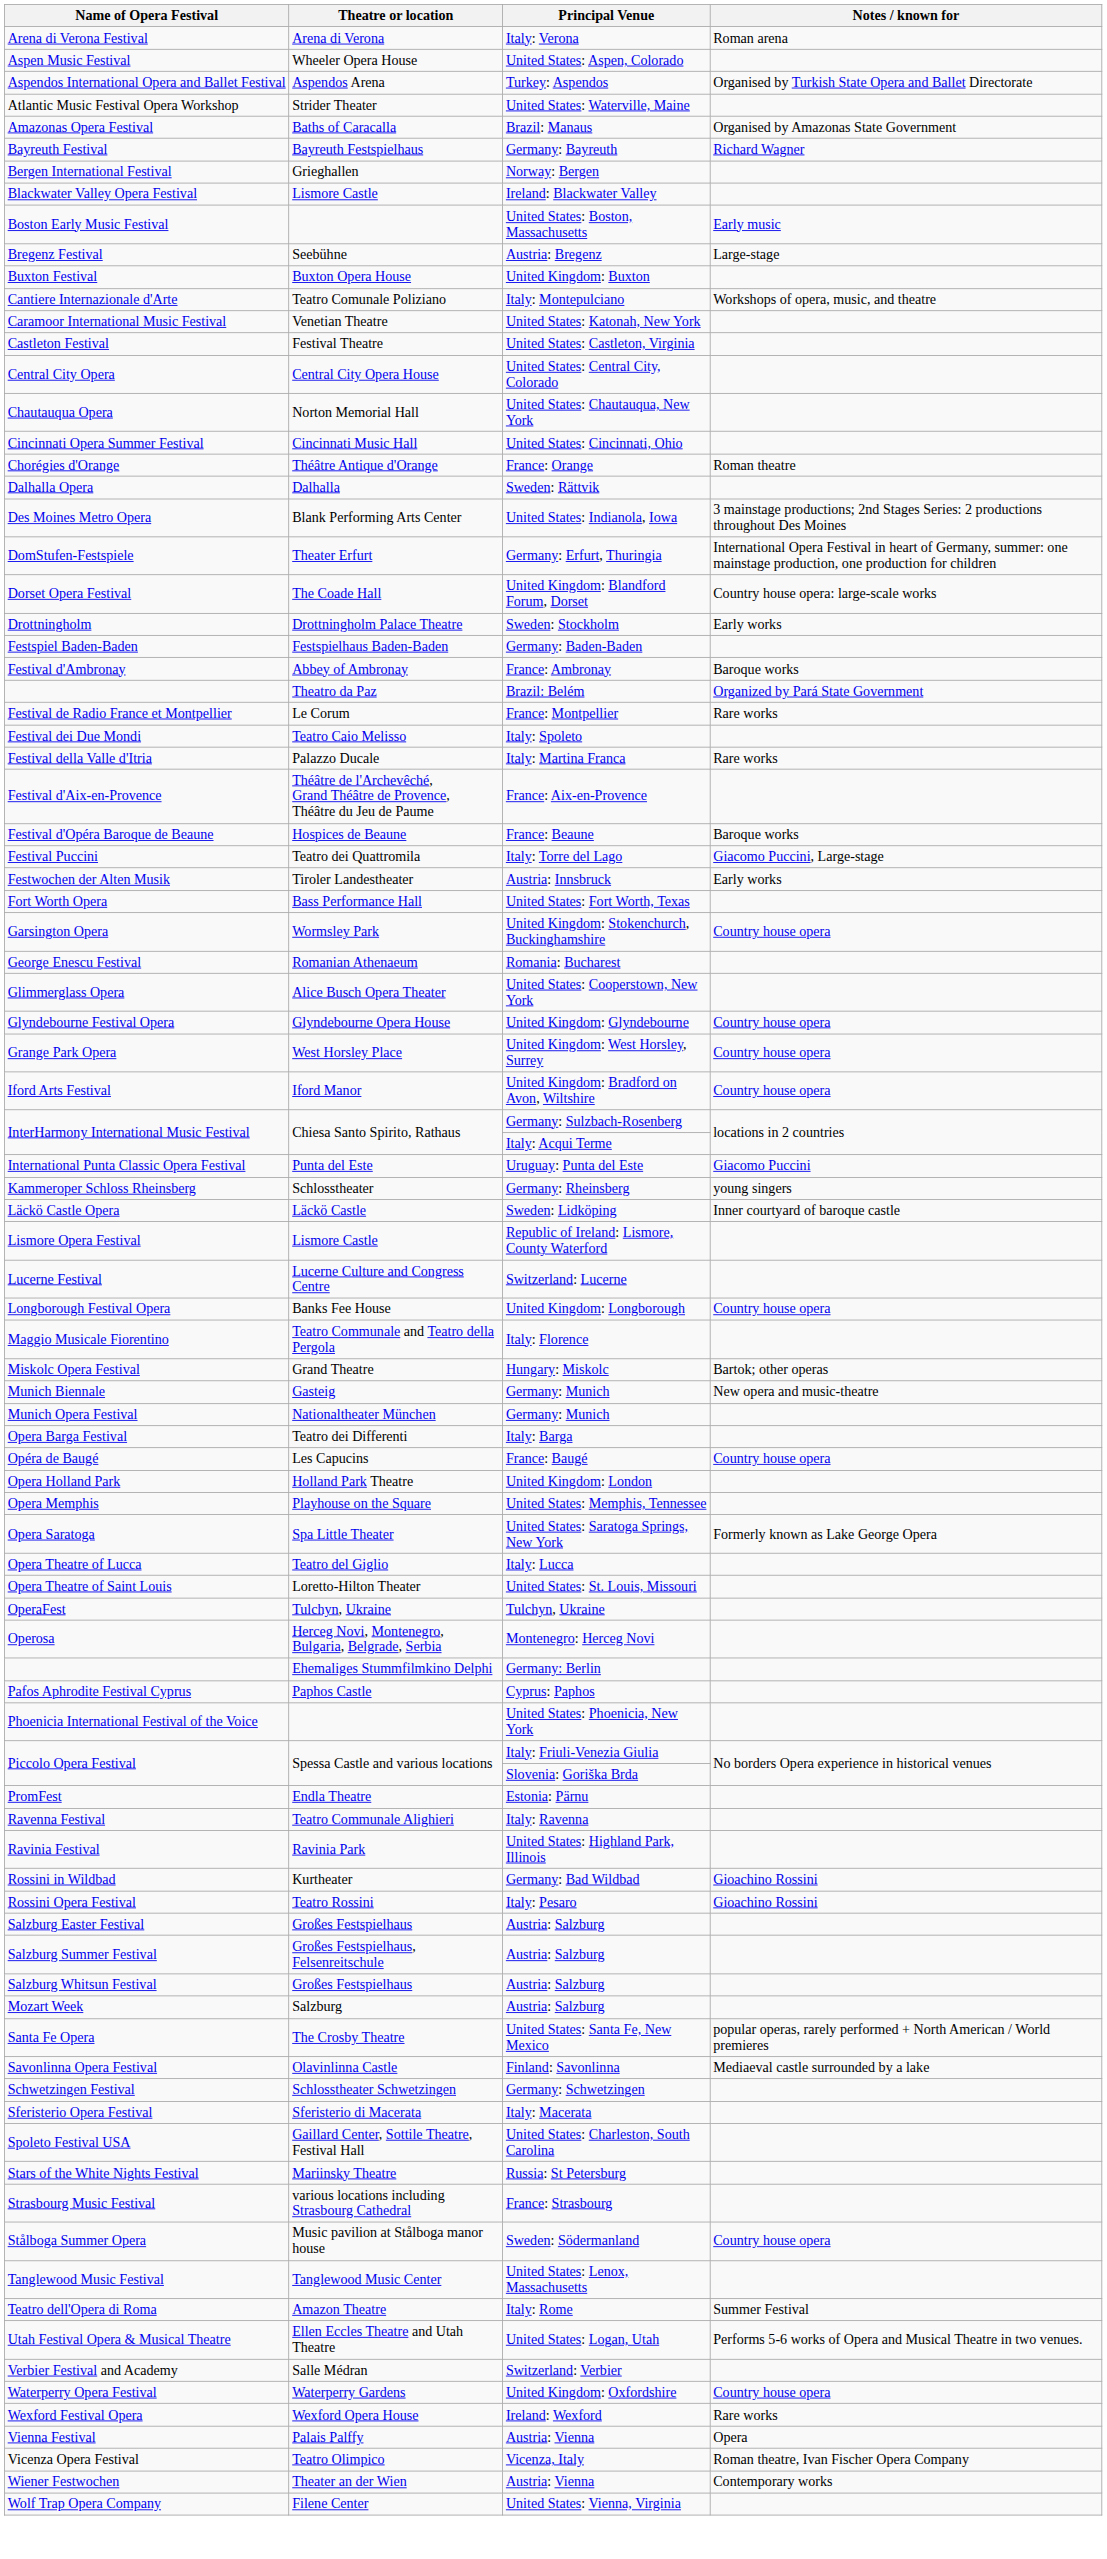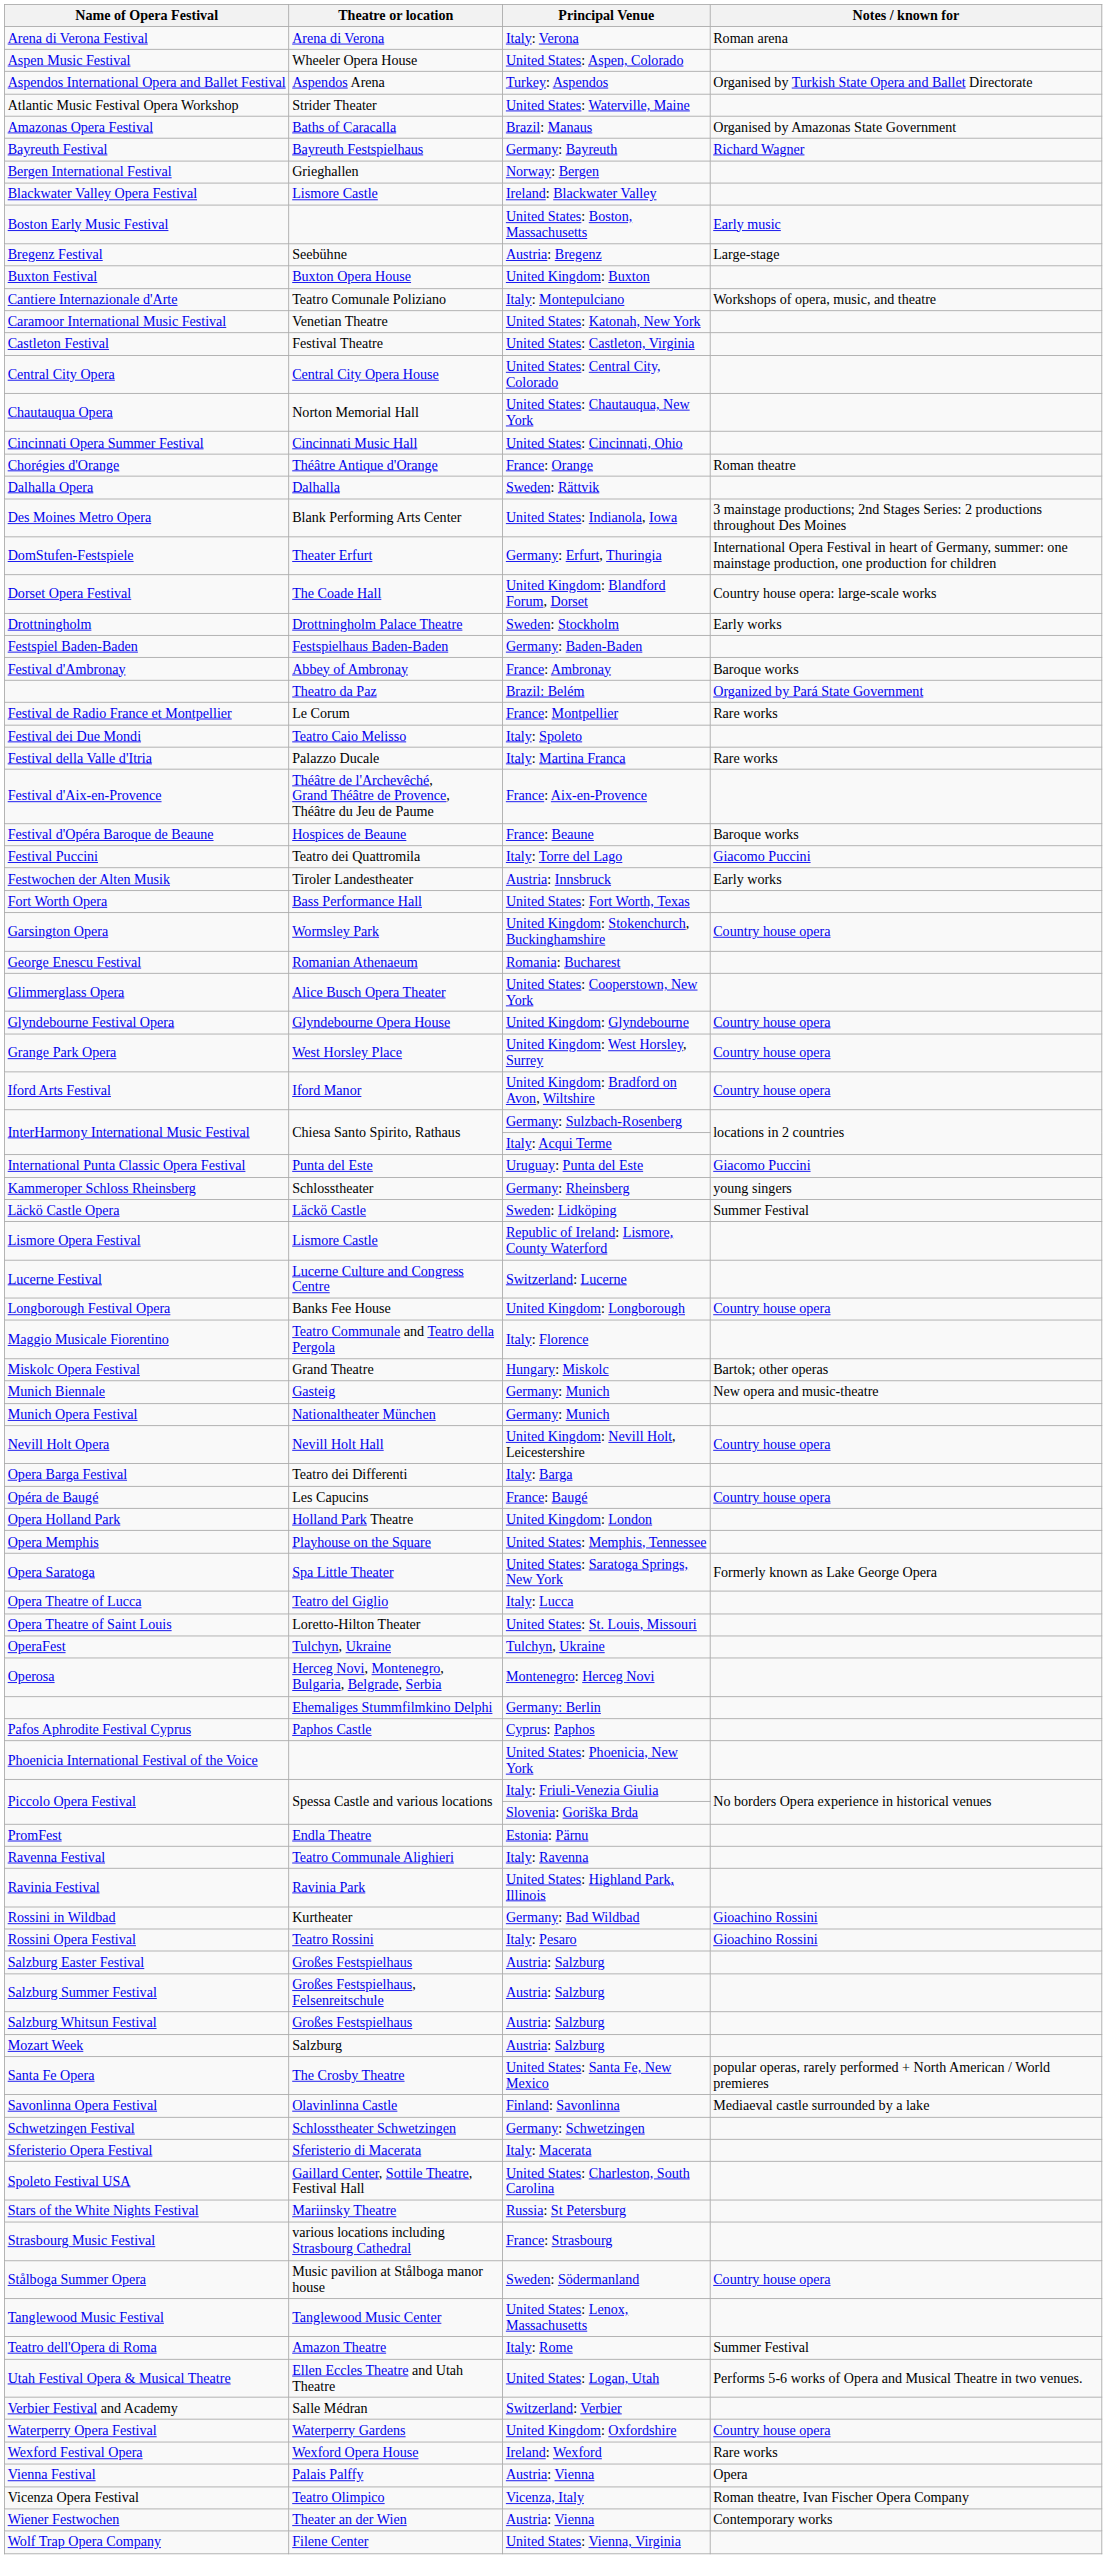(799, 856) Giacomo Puccini, Large-stage -> (762, 856) Giacomo Puccini
(807, 1210) Inner courtyard of baroque castle -> (761, 1210) Summer Festival
+ row: (59, 1444)
